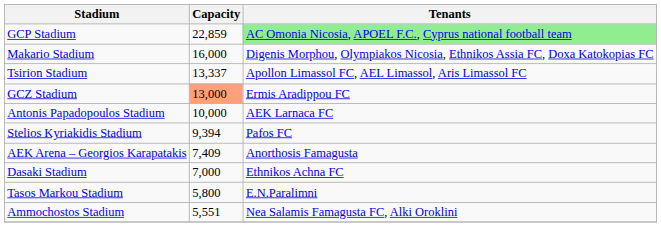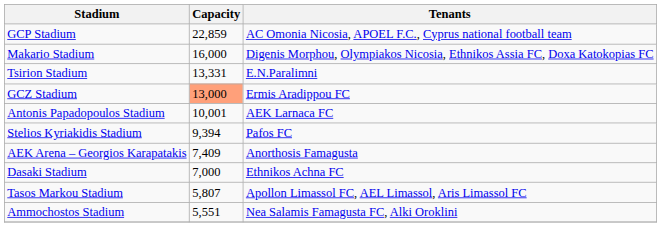(409, 34) lightgreen background -> (409, 34) no background
(209, 73) 13,337 -> (209, 73) 13,331
(386, 73) Apollon Limassol FC, AEL Limassol, Aris Limassol FC -> (282, 73) E.N.Paralimni
(209, 113) 10,000 -> (209, 113) 10,001
(206, 192) 5,800 -> (206, 192) 5,807
(282, 192) E.N.Paralimni -> (386, 192) Apollon Limassol FC, AEL Limassol, Aris Limassol FC
